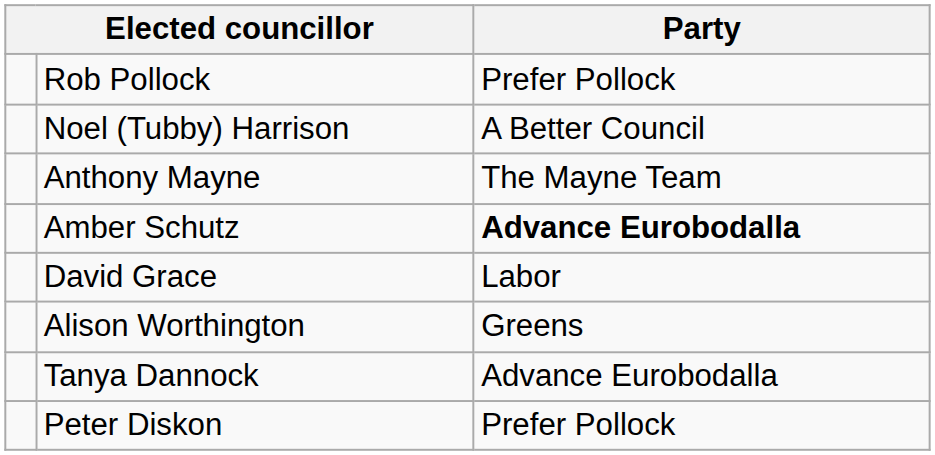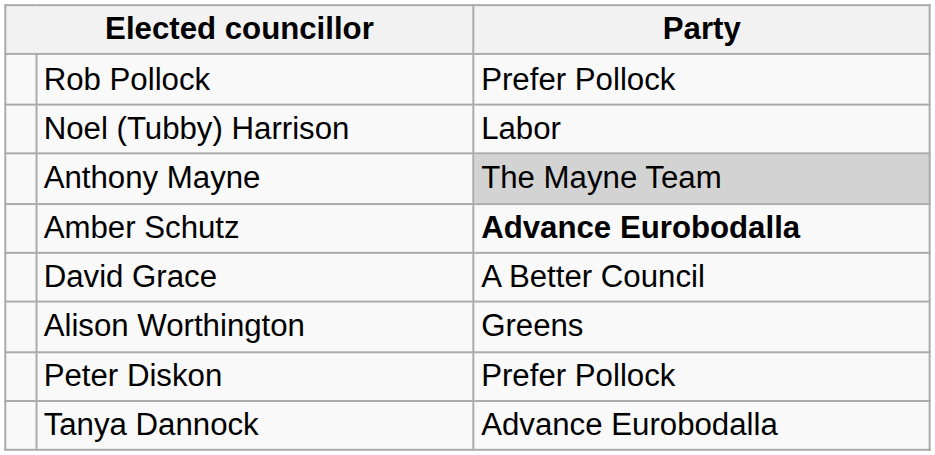(593, 128) A Better Council -> (521, 128) Labor
(601, 177) no background -> (601, 177) lightgrey background
(521, 276) Labor -> (593, 276) A Better Council
rows swapped: (133, 425) <-> (151, 375)
